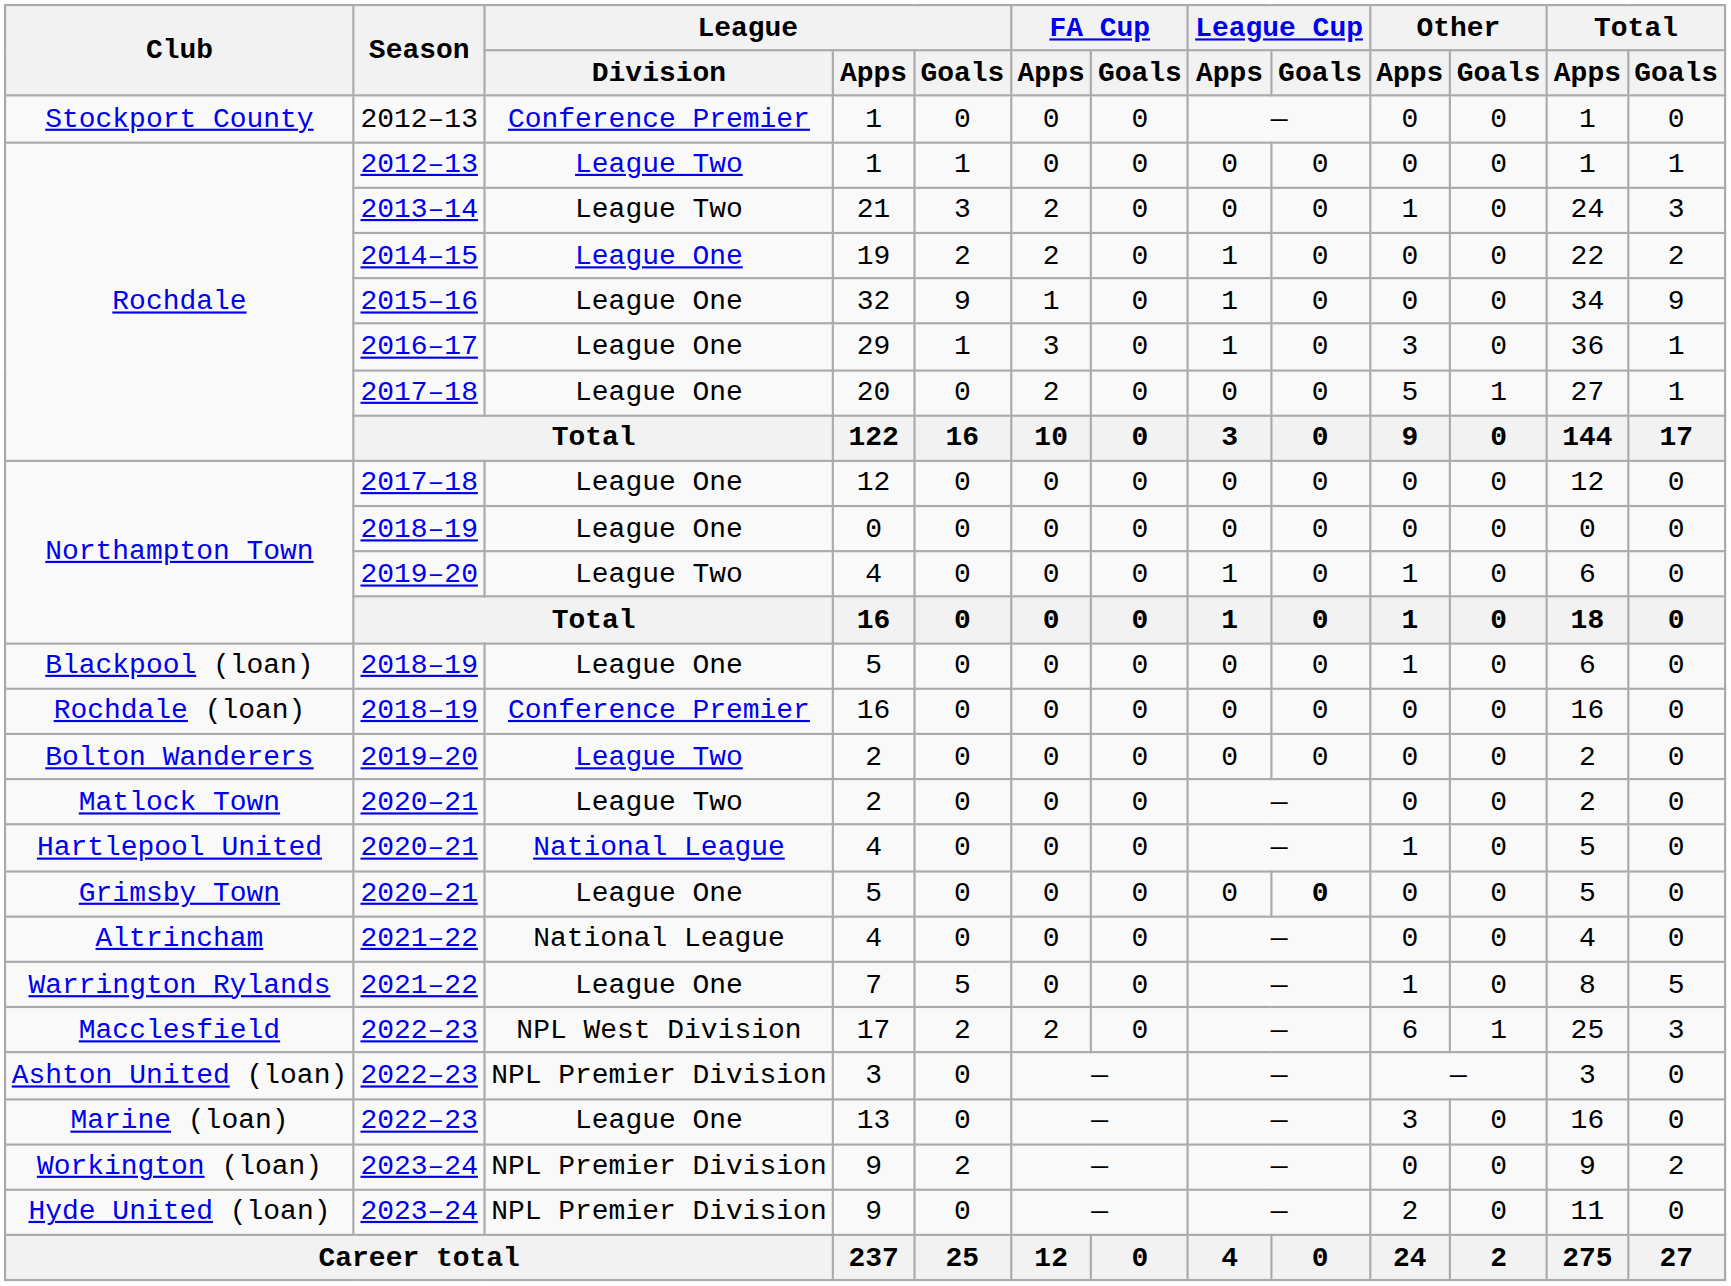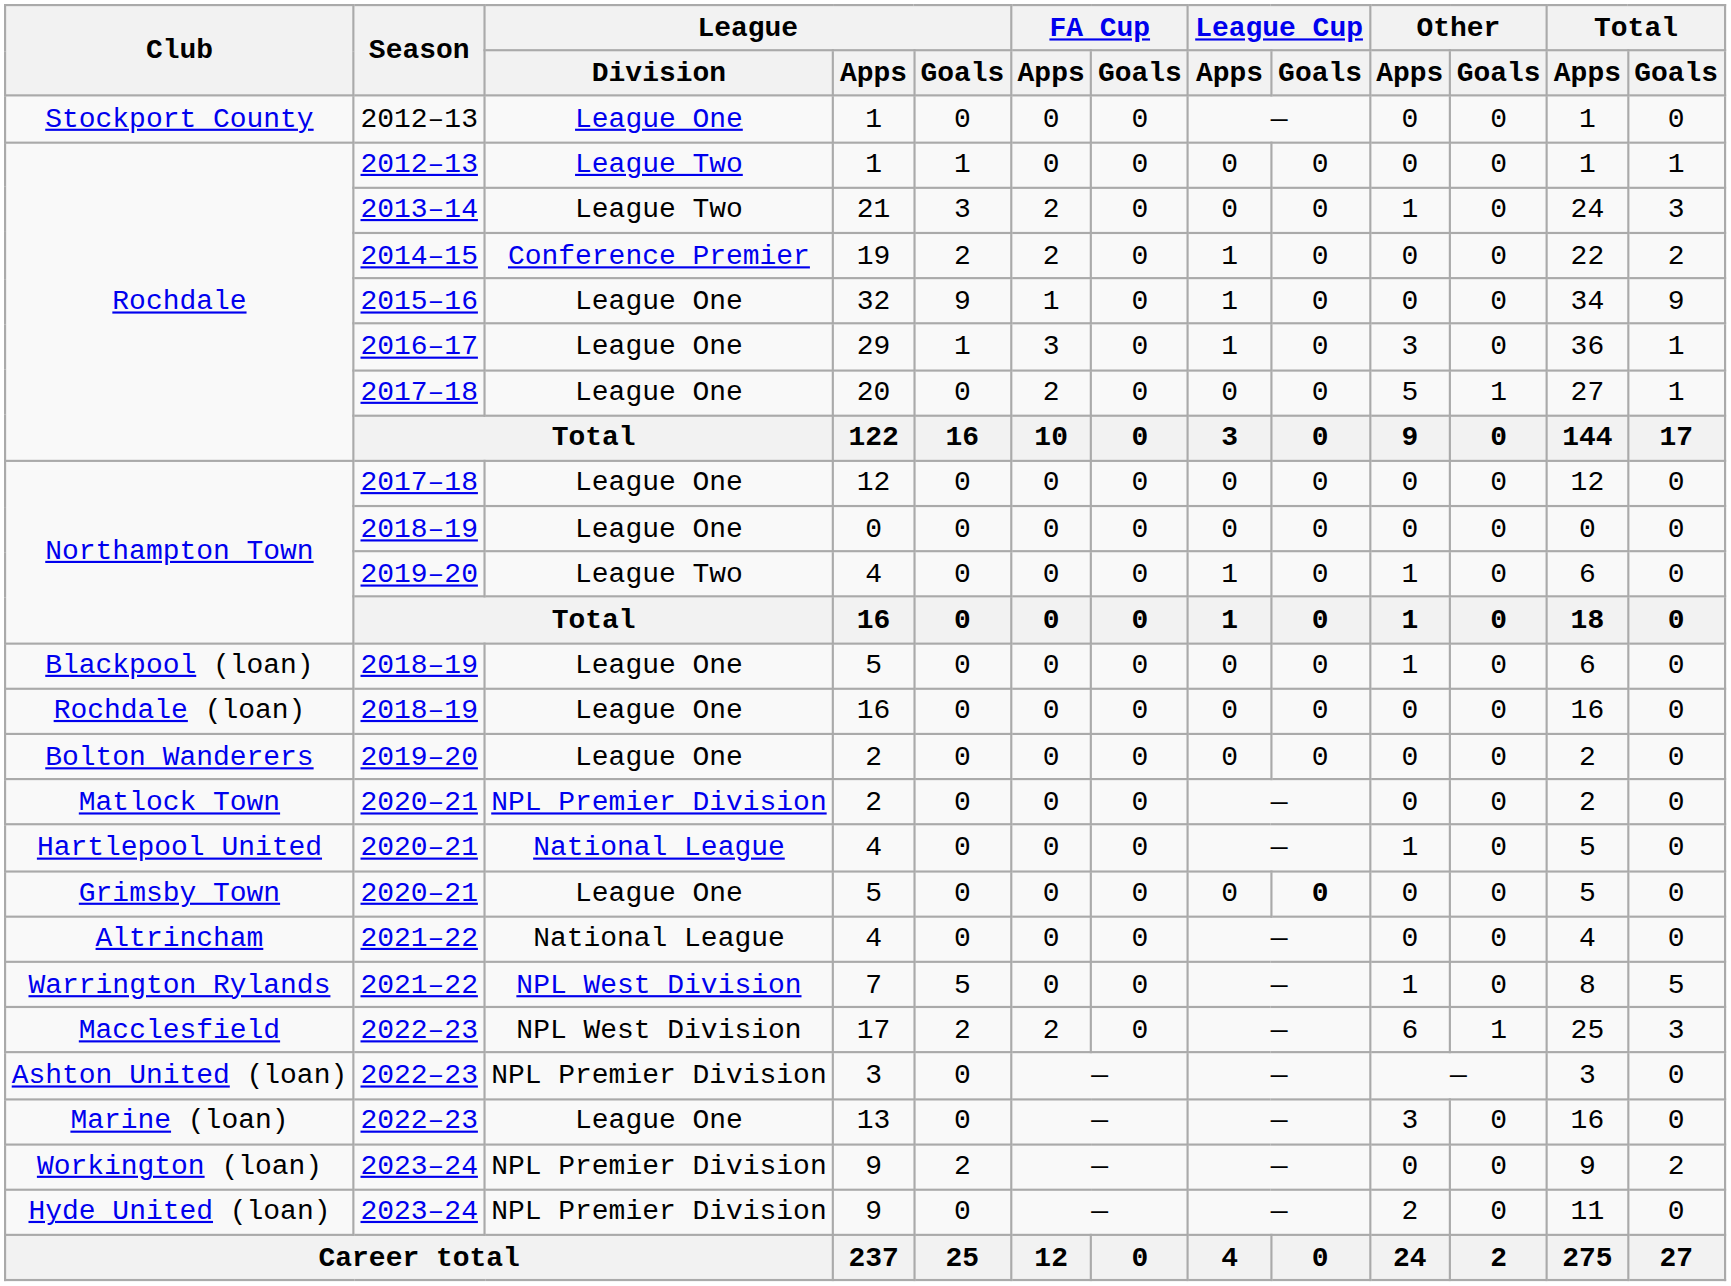(659, 119) Conference Premier -> (659, 119) League One
(659, 256) League One -> (659, 256) Conference Premier
(659, 711) Conference Premier -> (659, 711) League One
(659, 757) League Two -> (659, 757) League One
(659, 802) League Two -> (659, 802) NPL Premier Division
(659, 984) League One -> (659, 984) NPL West Division
